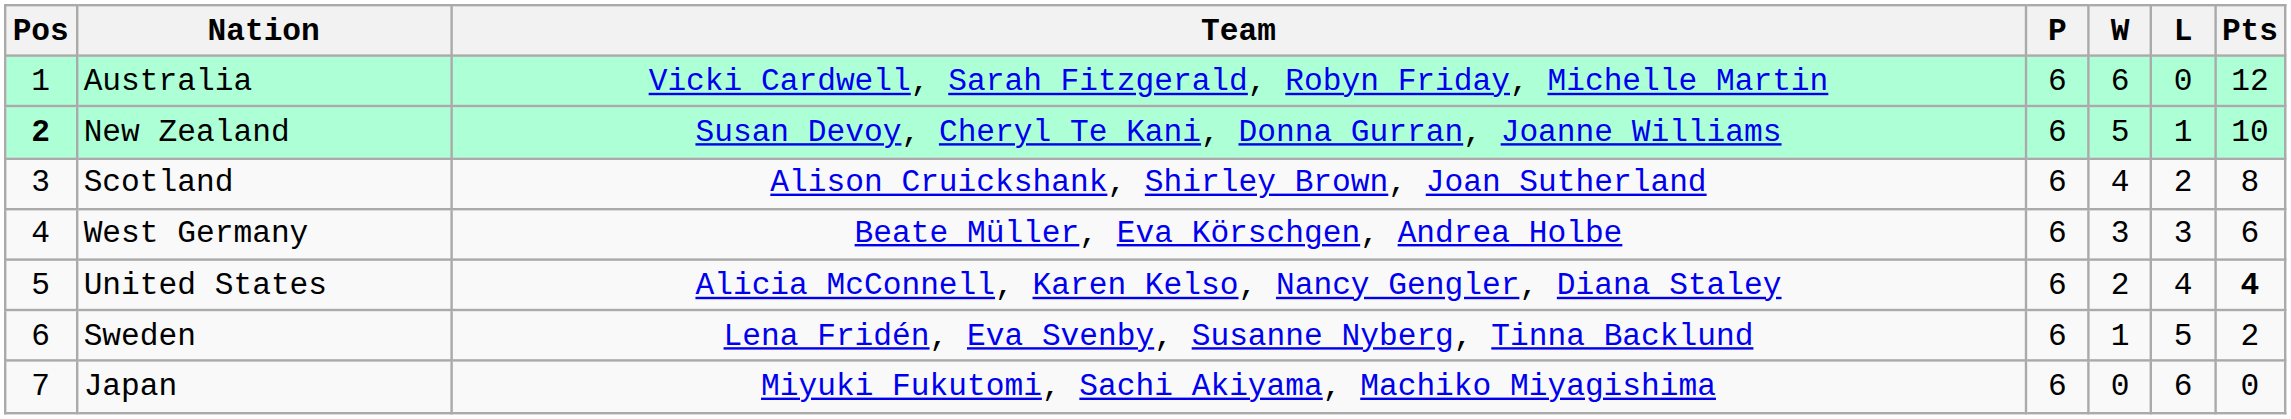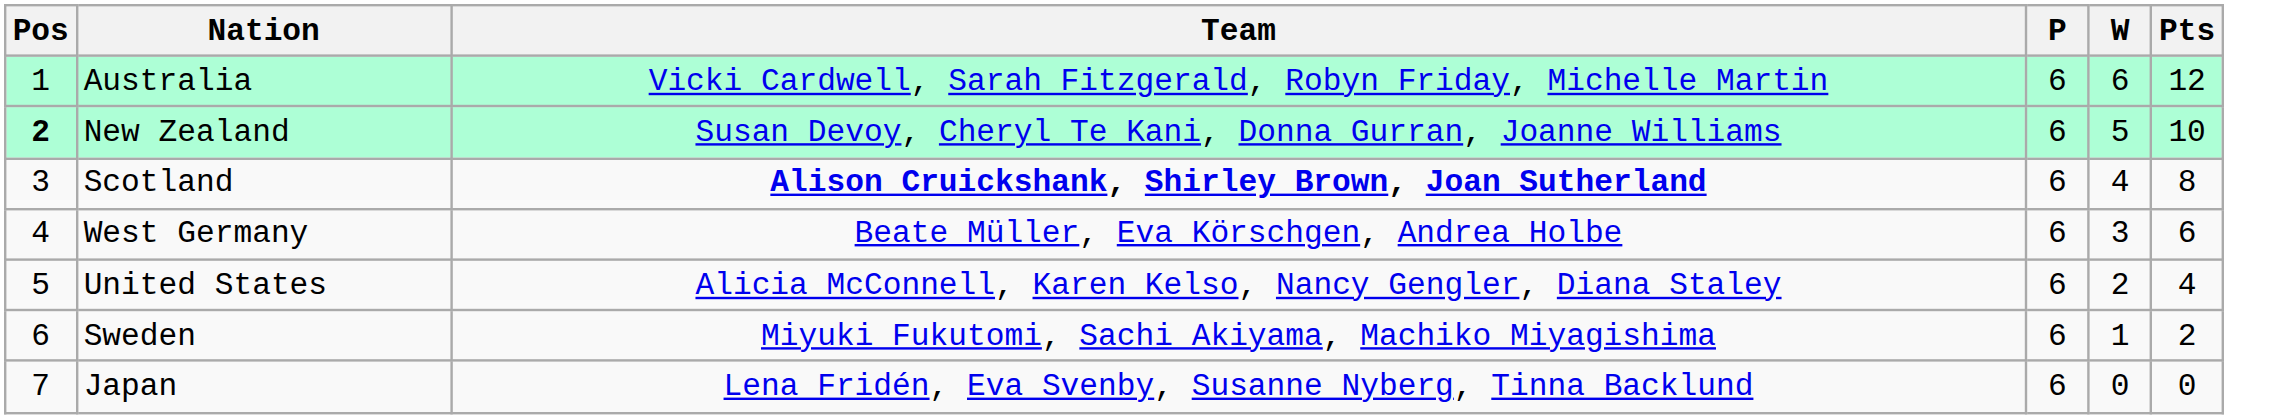- column: (2183, 31)
(1238, 183) normal -> (1238, 183) bold
(2250, 285) bold -> (2187, 285) normal
(1238, 336) Lena Fridén, Eva Svenby, Susanne Nyberg, Tinna Backlund -> (1239, 336) Miyuki Fukutomi, Sachi Akiyama, Machiko Miyagishima
(1239, 387) Miyuki Fukutomi, Sachi Akiyama, Machiko Miyagishima -> (1238, 387) Lena Fridén, Eva Svenby, Susanne Nyberg, Tinna Backlund
